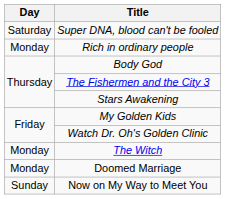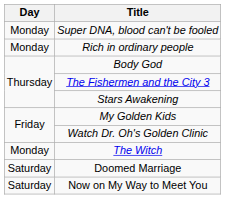(30, 30) Saturday -> (30, 30) Monday
(30, 168) Monday -> (30, 168) Saturday
(30, 185) Sunday -> (30, 185) Saturday
